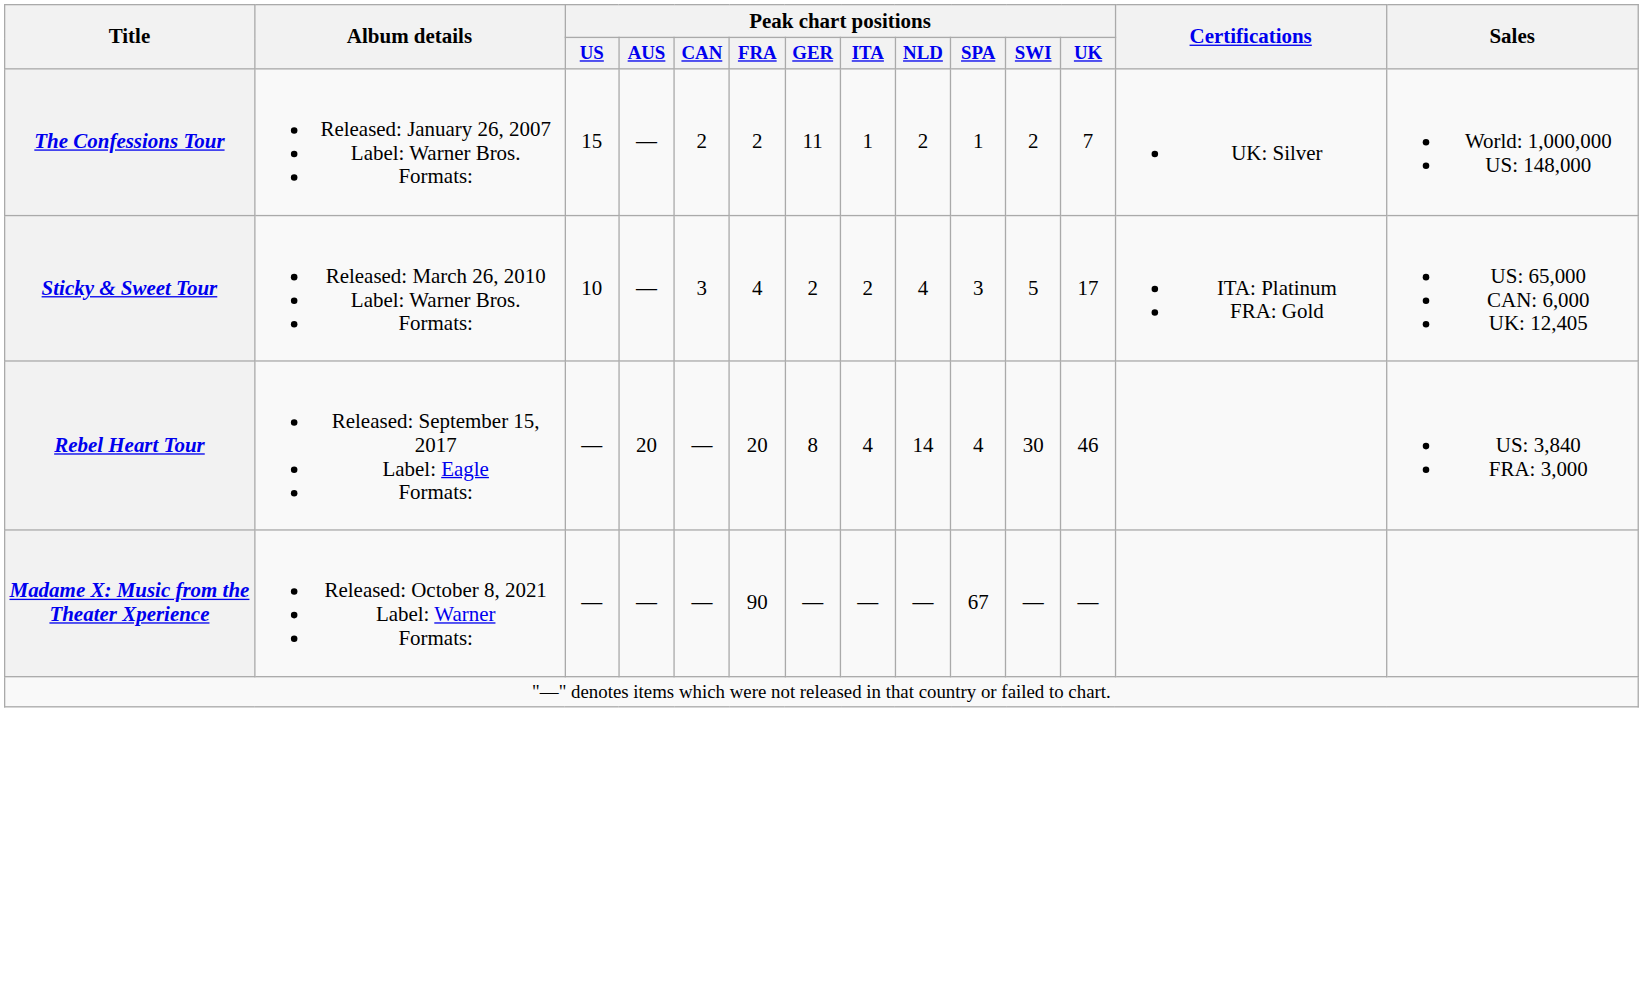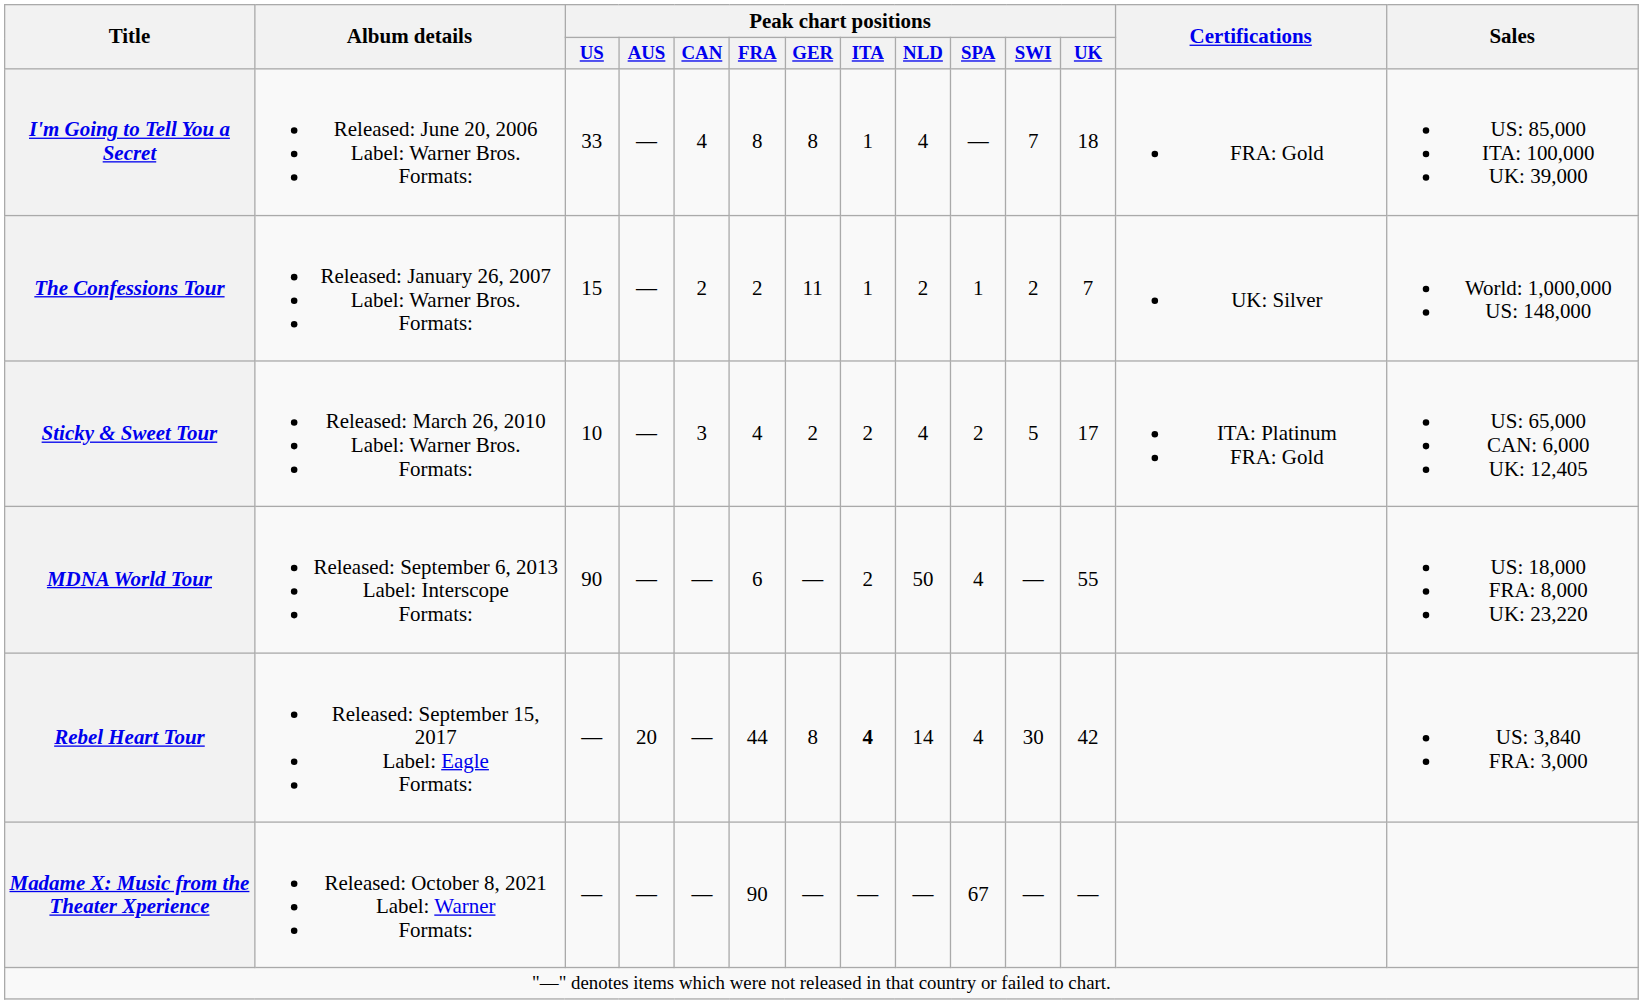+ row: (129, 141)
(978, 287) 3 -> (978, 433) 2
+ row: (129, 579)
(757, 445) 20 -> (757, 737) 44
(868, 445) normal -> (868, 737) bold
(1088, 445) 46 -> (1088, 737) 42
